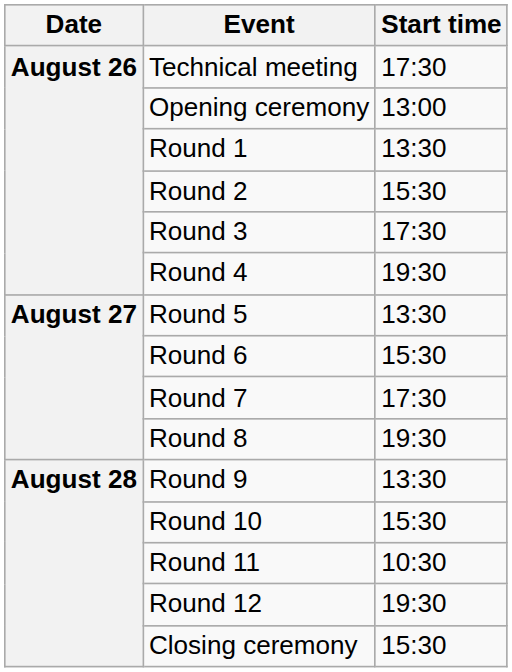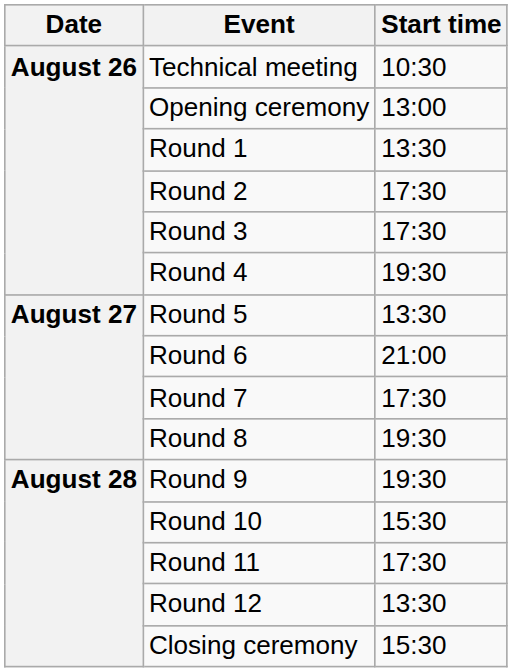(414, 66) 17:30 -> (414, 66) 10:30
(414, 190) 15:30 -> (414, 190) 17:30
(414, 356) 15:30 -> (414, 356) 21:00
(414, 480) 13:30 -> (414, 480) 19:30
(414, 562) 10:30 -> (414, 562) 17:30
(414, 604) 19:30 -> (414, 604) 13:30
